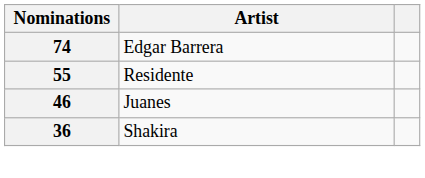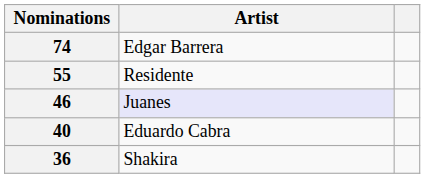(147, 103) no background -> (147, 103) lavender background
+ row: (62, 131)
